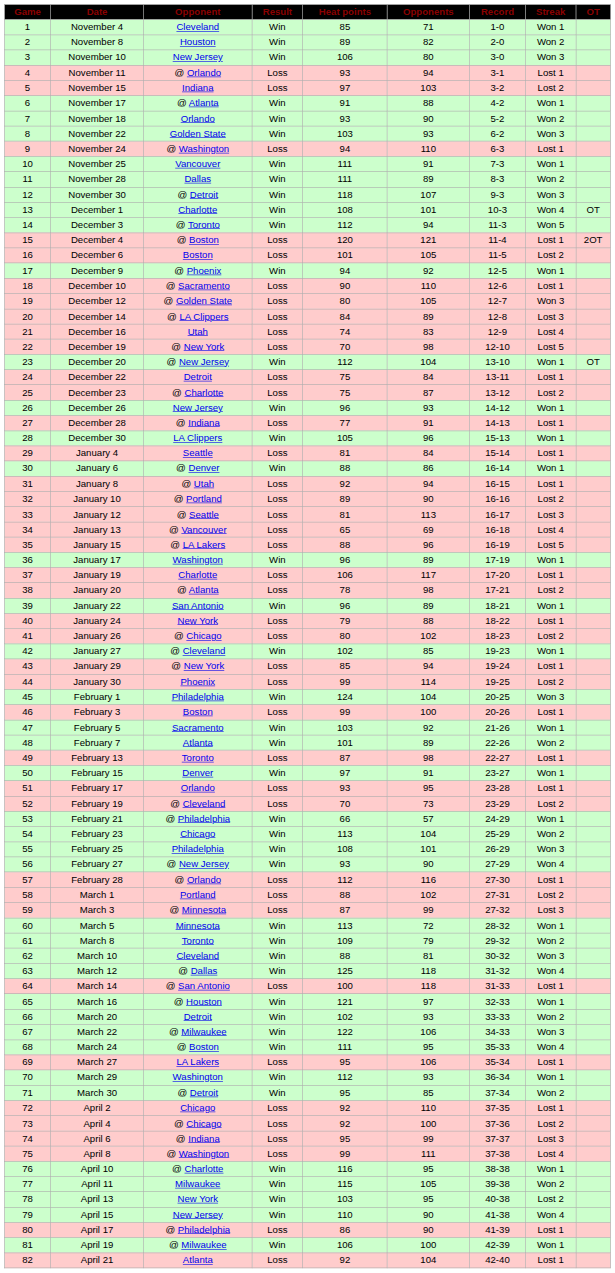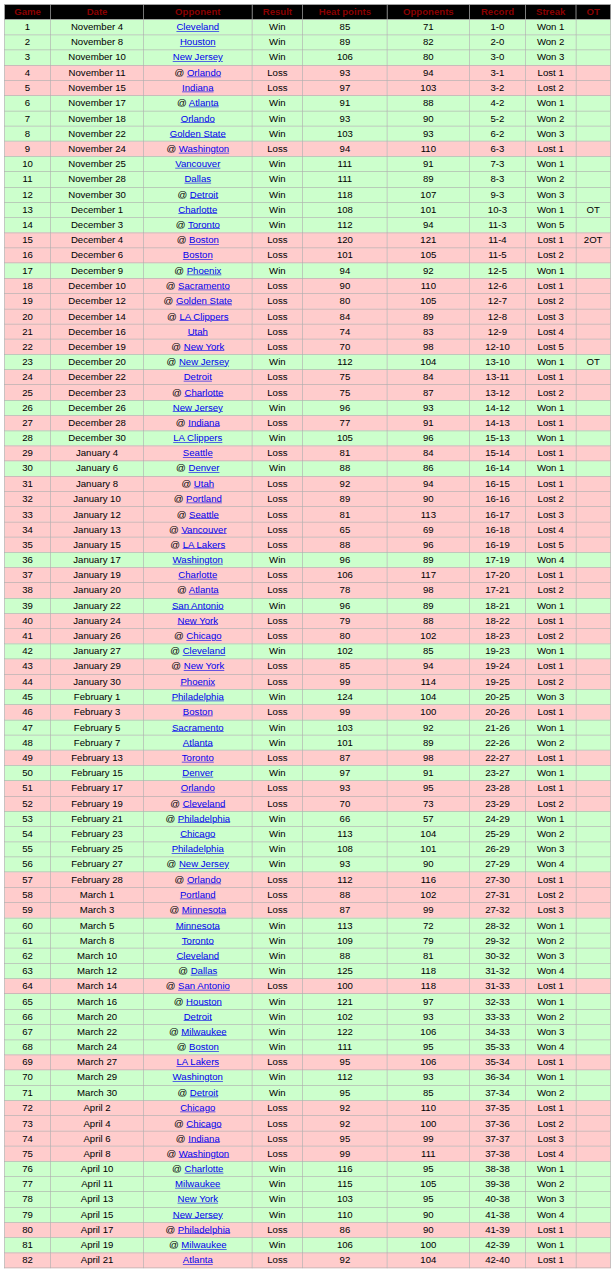(551, 210) Won 4 -> (551, 210) Won 1
(551, 301) Won 3 -> (551, 301) Lost 2
(551, 560) Won 1 -> (551, 560) Won 4
(551, 1199) Lost 2 -> (551, 1199) Won 3
